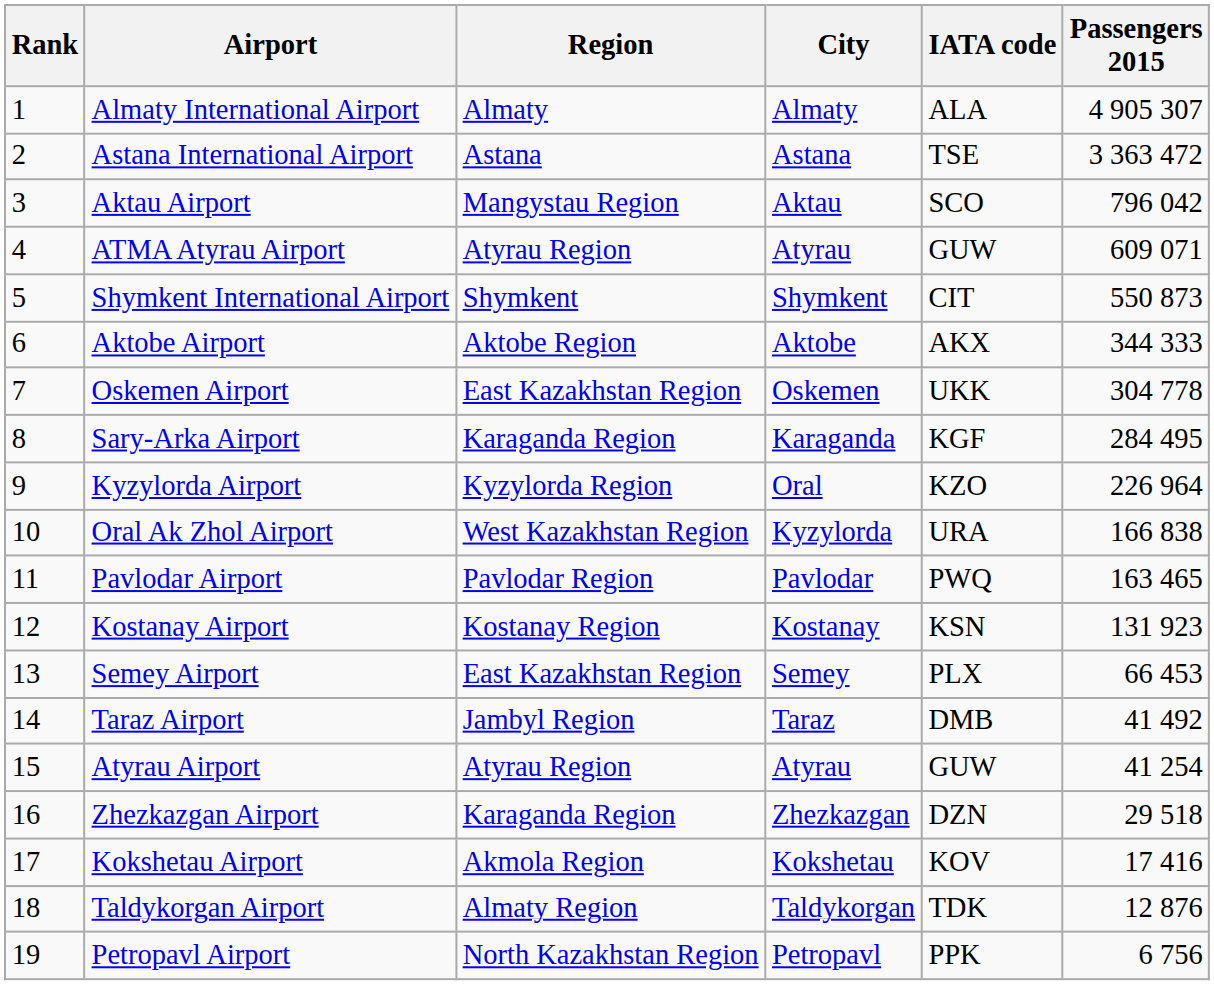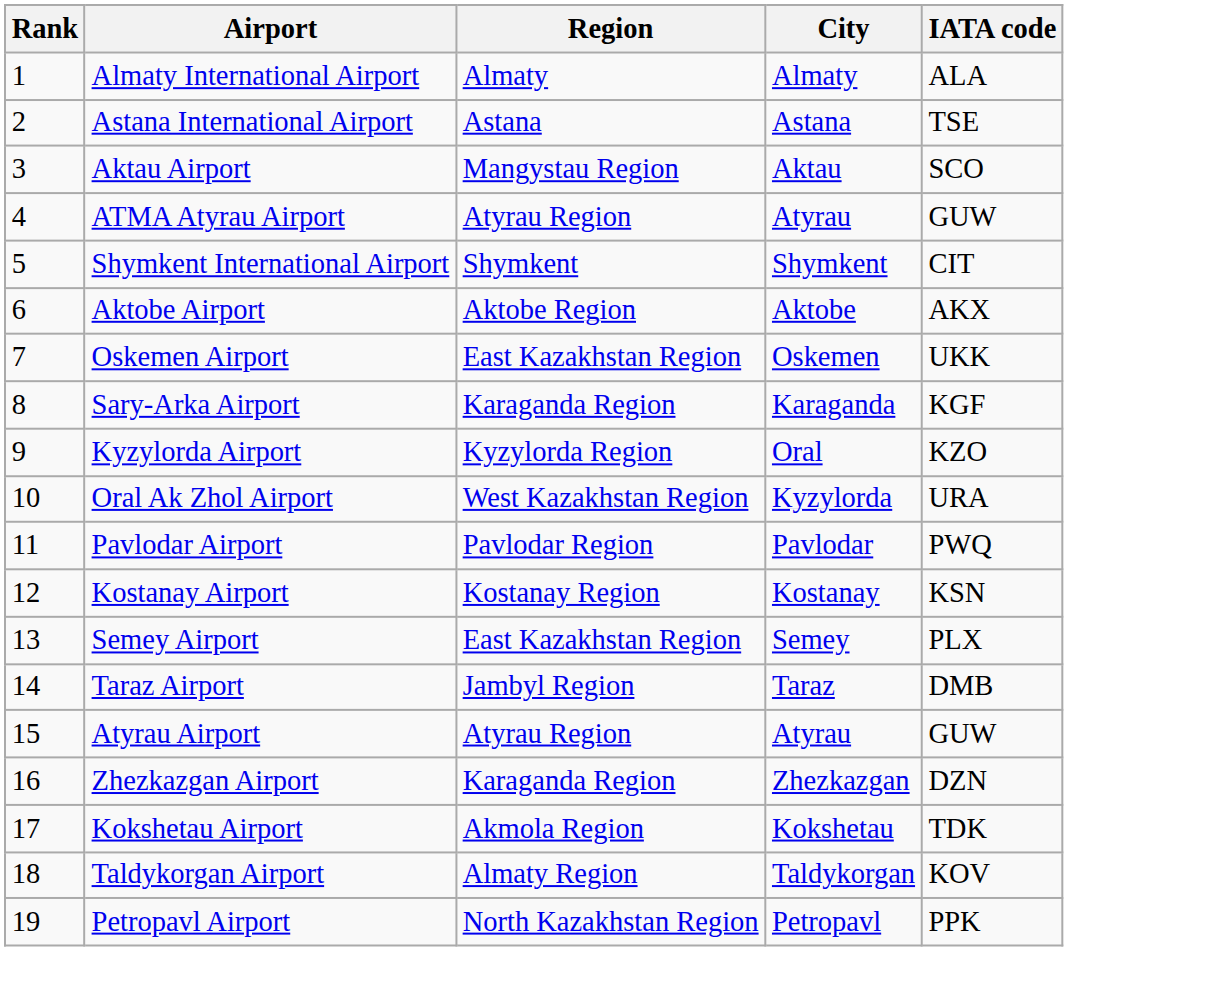- column: (1136, 45)
(959, 861) KOV -> (958, 827) TDK
(958, 908) TDK -> (959, 874) KOV
